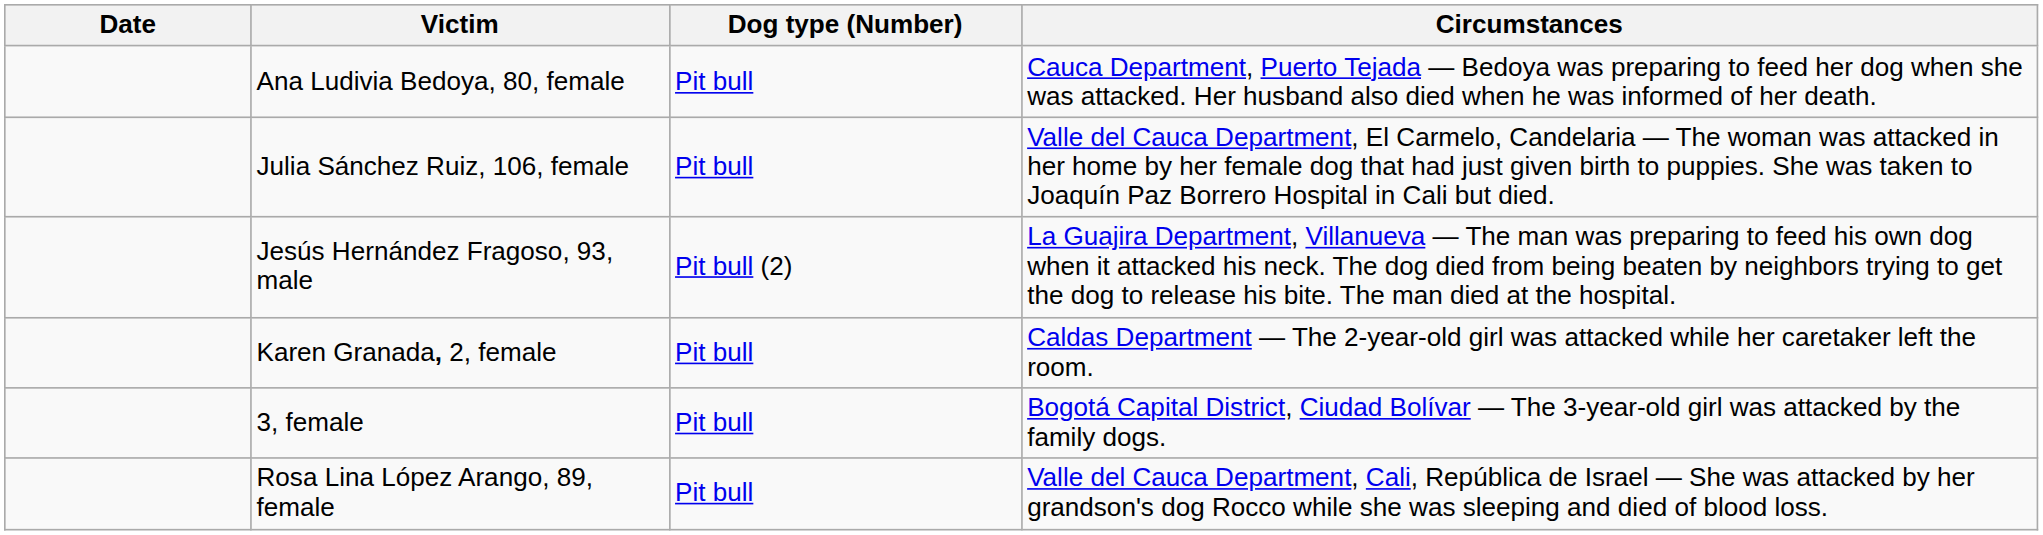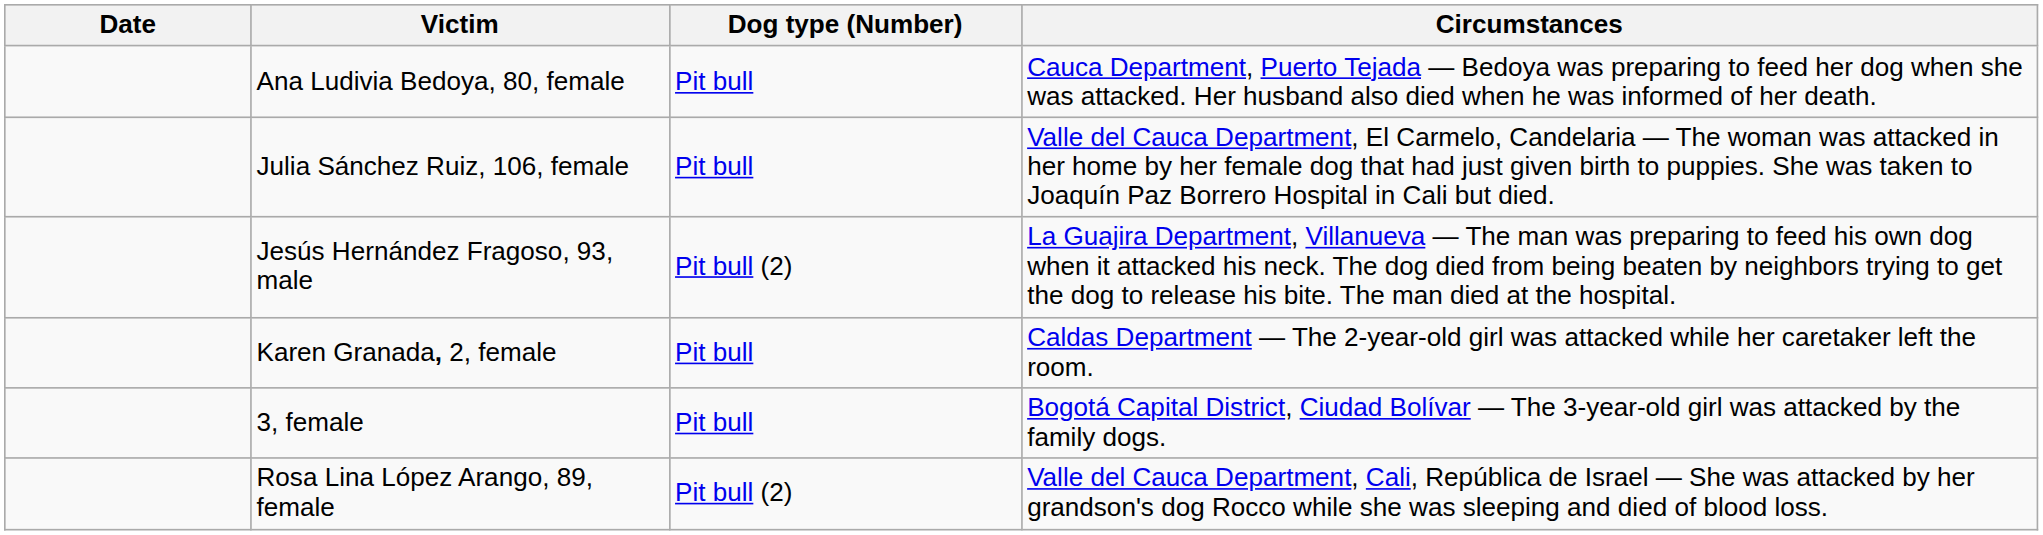(714, 493) Pit bull -> (734, 493) Pit bull (2)
